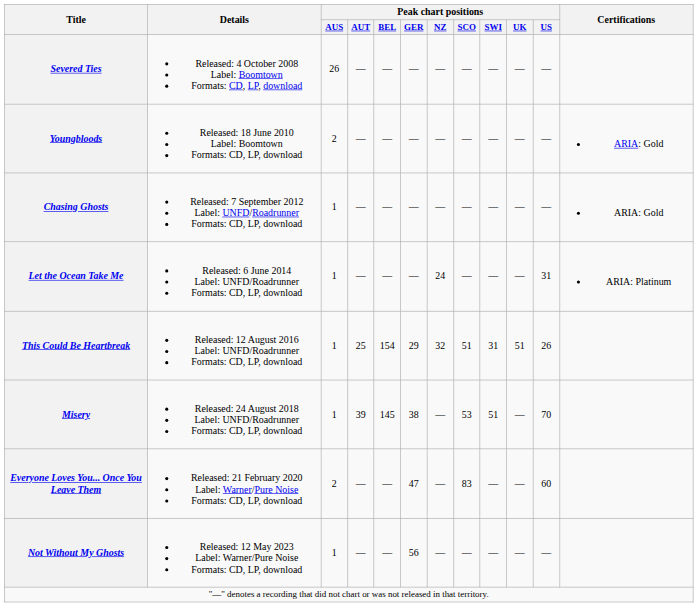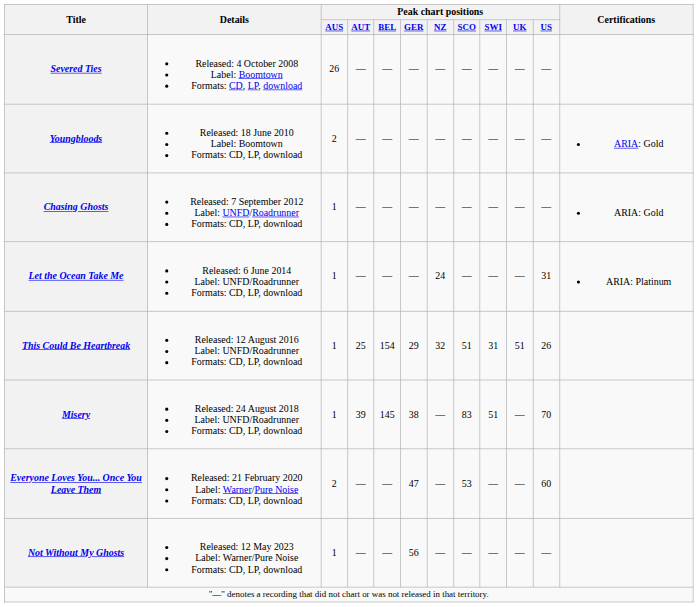(467, 414) 53 -> (467, 414) 83
(467, 483) 83 -> (467, 483) 53
